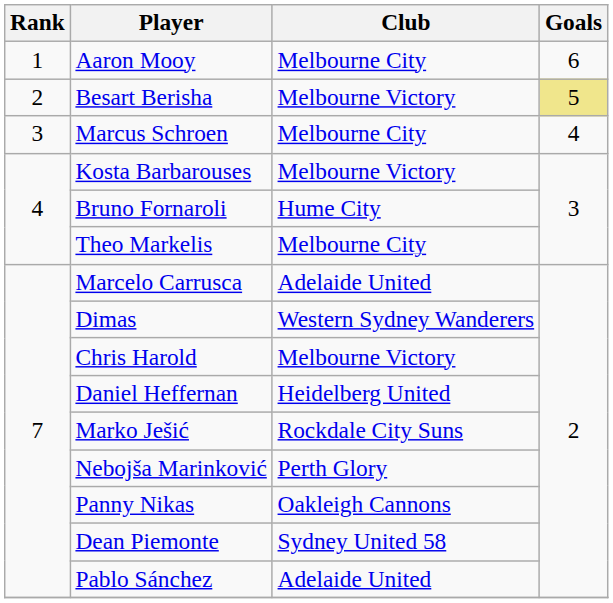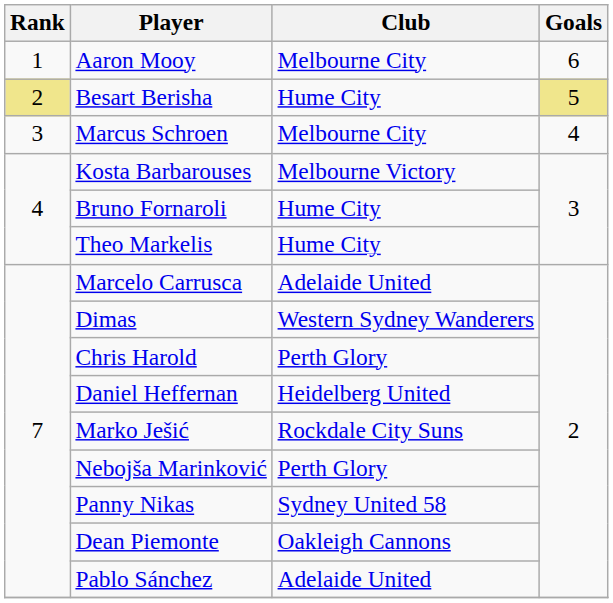(37, 97) no background -> (37, 97) khaki background
(367, 97) Melbourne Victory -> (329, 97) Hume City
(352, 245) Melbourne City -> (329, 245) Hume City
(367, 356) Melbourne Victory -> (332, 356) Perth Glory
(364, 504) Oakleigh Cannons -> (362, 504) Sydney United 58
(362, 541) Sydney United 58 -> (364, 541) Oakleigh Cannons
